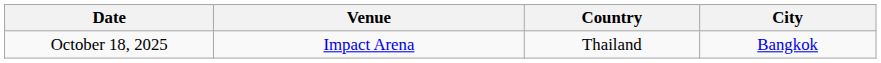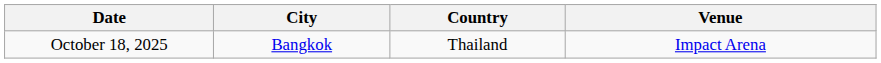columns swapped: (788, 17) <-> (369, 17)
